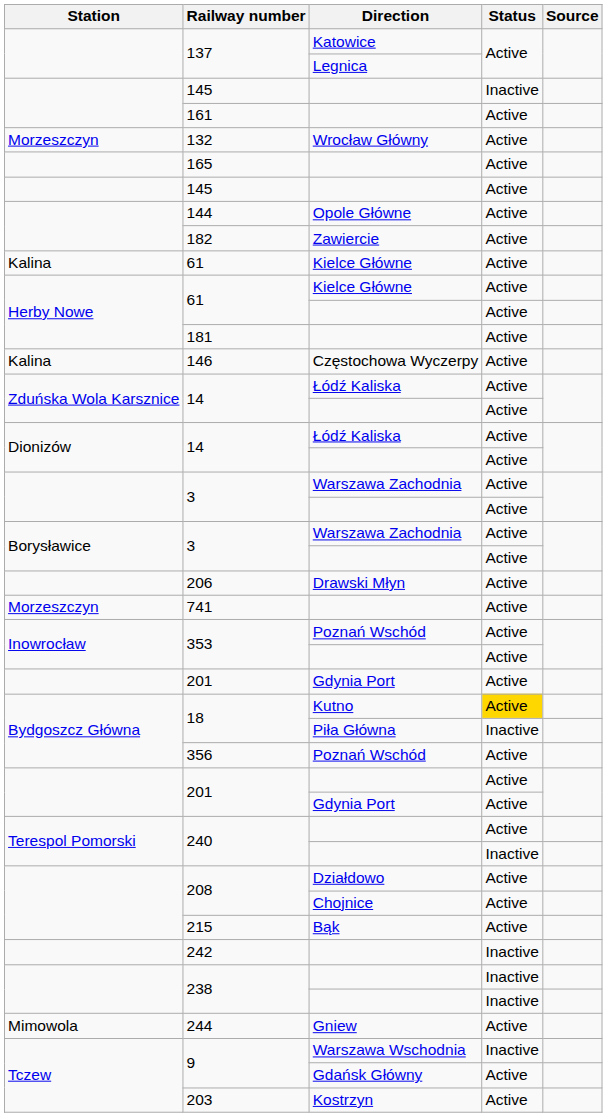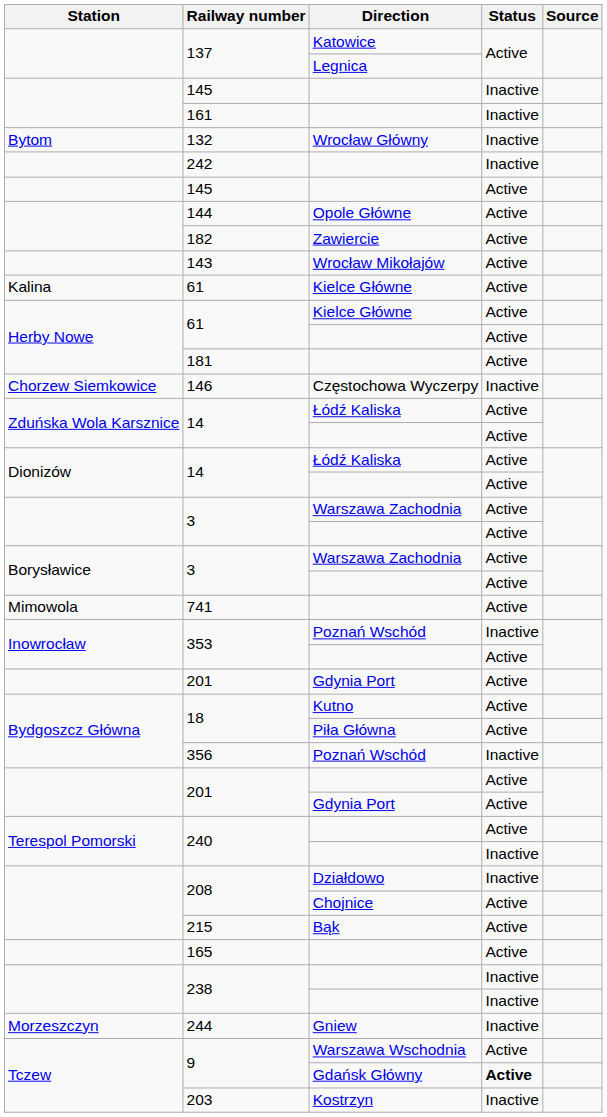(507, 115) Active -> (512, 115) Inactive
(53, 139) Morzeszczyn -> (30, 139) Bytom
(507, 139) Active -> (512, 139) Inactive
rows swapped: (200, 164) <-> (200, 952)
+ row: (200, 262)
(30, 361) Kalina -> (82, 386) Chorzew Siemkowice
(507, 361) Active -> (512, 386) Inactive
- row: (200, 582)
(53, 607) Morzeszczyn -> (43, 607) Mimowola
(507, 632) Active -> (512, 632) Inactive
(507, 705) gold background -> (507, 705) no background
(512, 730) Inactive -> (507, 730) Active
(507, 755) Active -> (512, 755) Inactive
(507, 878) Active -> (512, 878) Inactive
(43, 1025) Mimowola -> (53, 1025) Morzeszczyn
(507, 1025) Active -> (512, 1025) Inactive
(512, 1050) Inactive -> (507, 1050) Active
(507, 1075) normal -> (509, 1075) bold
(507, 1099) Active -> (512, 1099) Inactive
